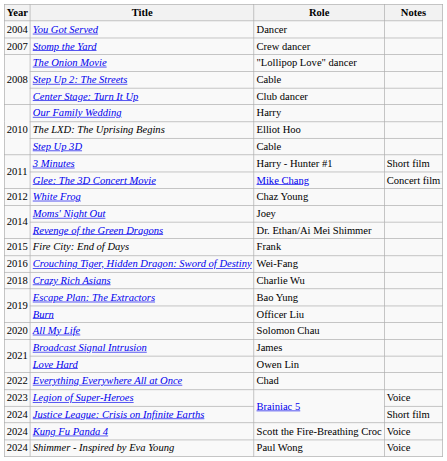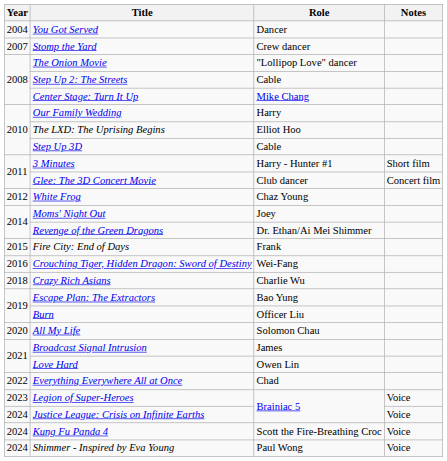(282, 96) Club dancer -> (283, 96) Mike Chang
(283, 180) Mike Chang -> (282, 180) Club dancer
(408, 414) Short film -> (399, 414) Voice
